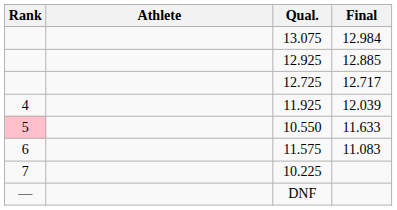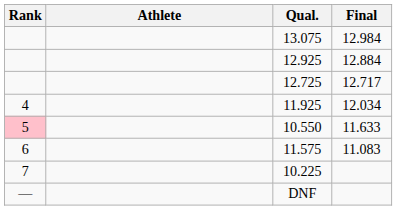(362, 60) 12.885 -> (362, 60) 12.884
(362, 104) 12.039 -> (362, 104) 12.034
